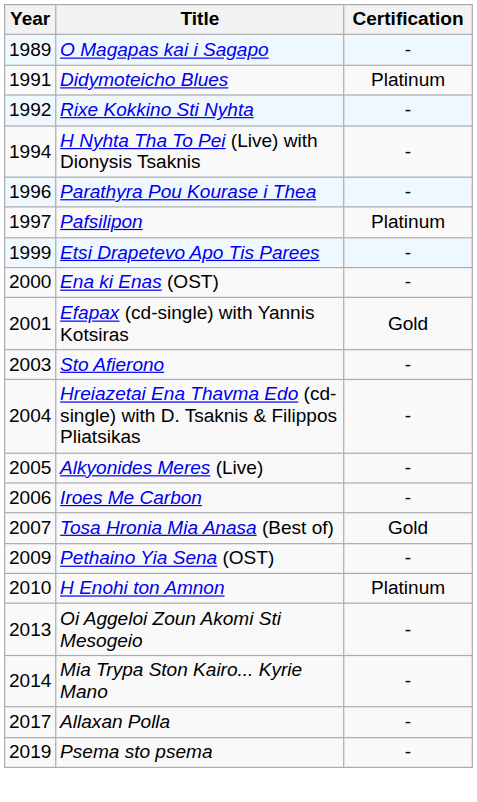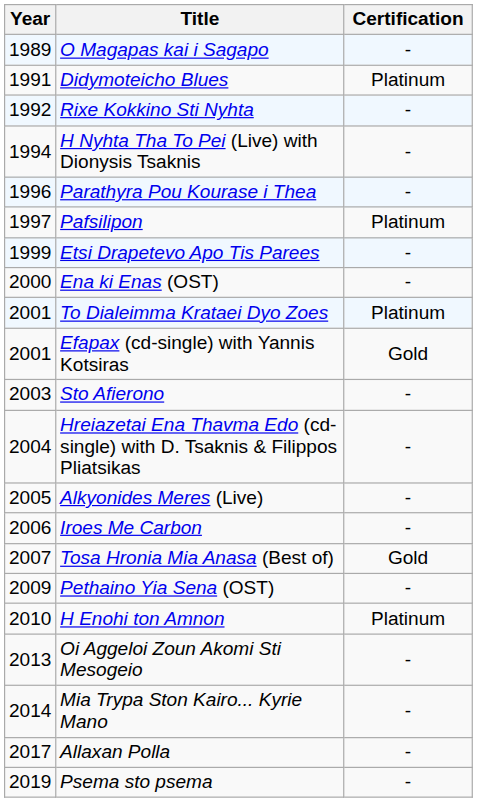+ row: (194, 312)
